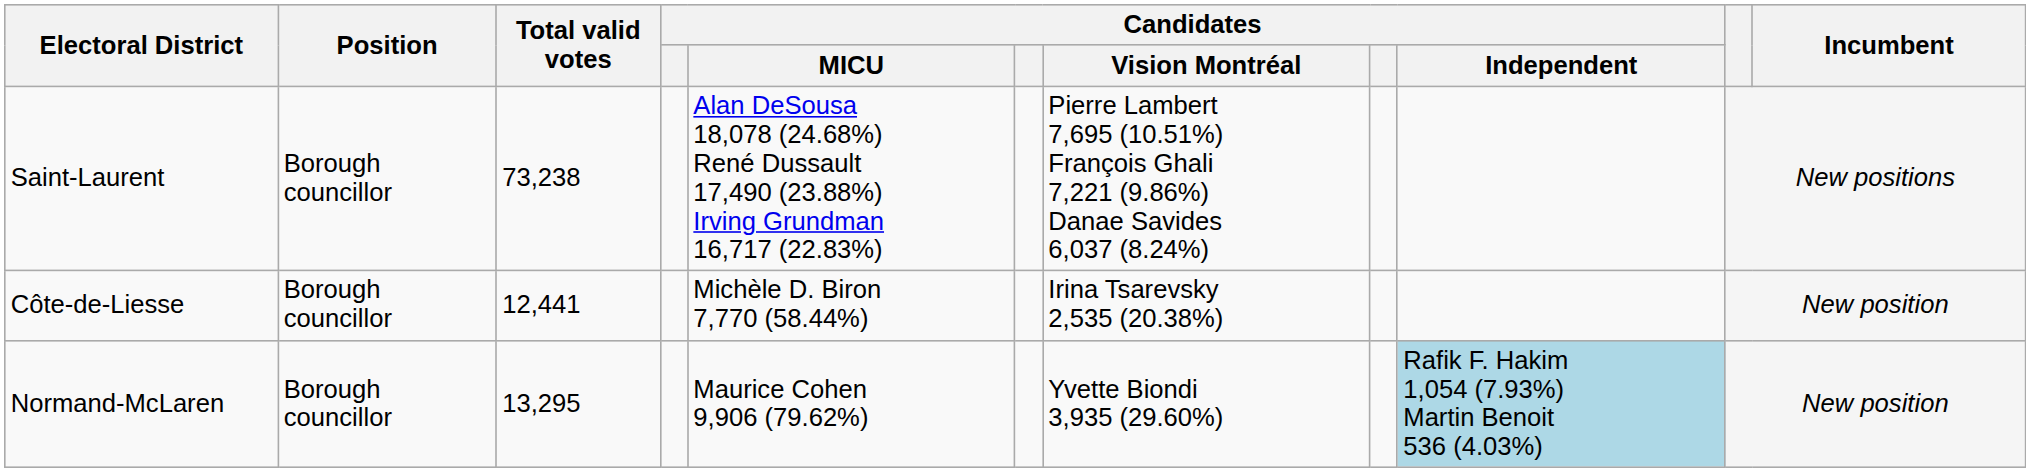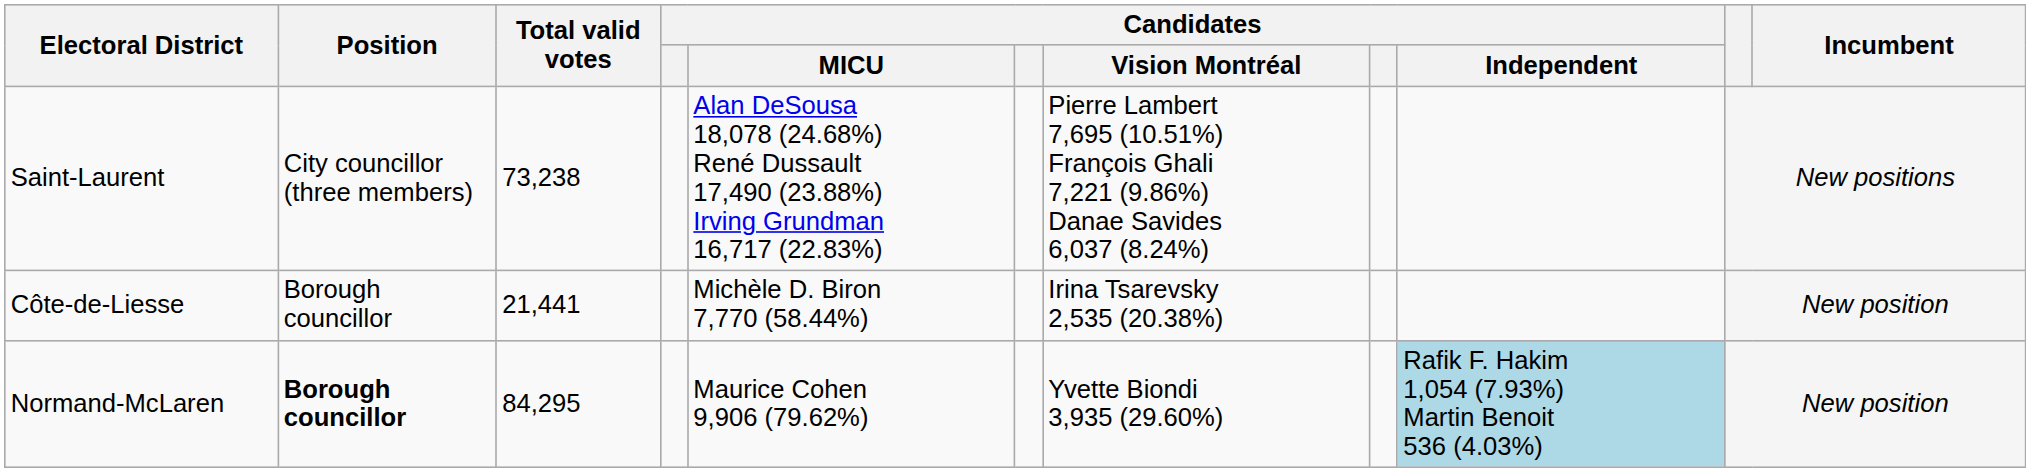(338, 178) Borough councillor -> (378, 178) City councillor (three members)
(541, 304) 12,441 -> (541, 304) 21,441
(338, 403) normal -> (345, 403) bold
(541, 403) 13,295 -> (541, 403) 84,295
